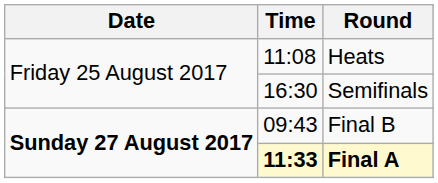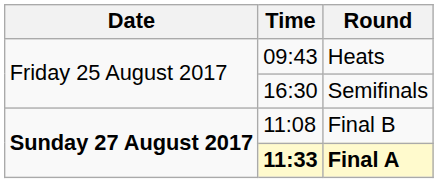(290, 56) 11:08 -> (290, 56) 09:43
(290, 125) 09:43 -> (290, 125) 11:08
